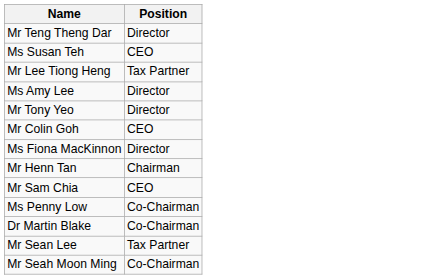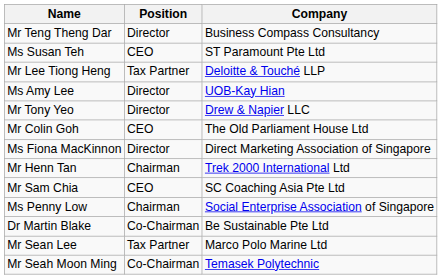+ column: (319, 14)
(163, 206) Co-Chairman -> (153, 206) Chairman
